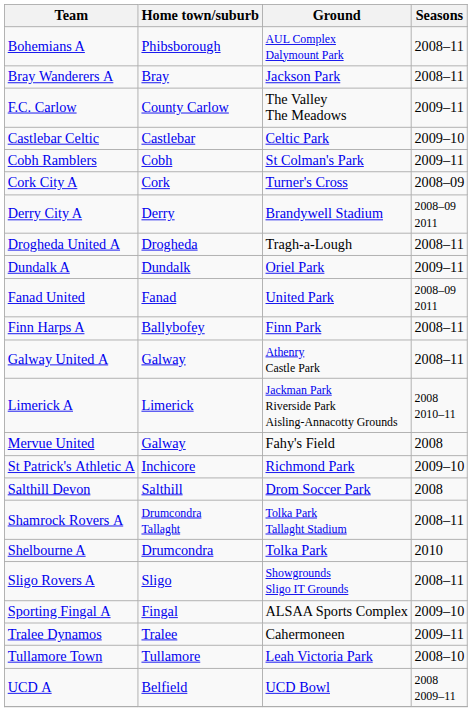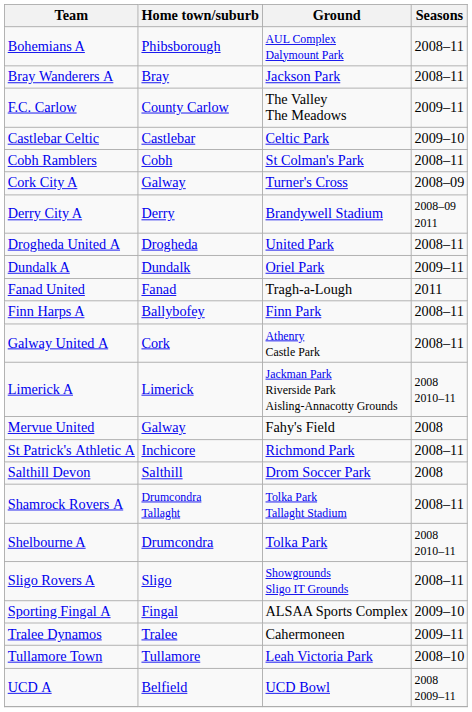(439, 160) 2009–11 -> (439, 160) 2008–11
(156, 183) Cork -> (164, 183) Galway
(309, 244) Tragh-a-Lough -> (300, 244) United Park
(300, 297) United Park -> (309, 289) Tragh-a-Lough
(435, 298) 2008–09 2011 -> (428, 289) 2011
(164, 358) Galway -> (156, 342) Cork
(439, 466) 2009–10 -> (439, 450) 2008–11
(429, 550) 2010 -> (435, 543) 2008 2010–11
